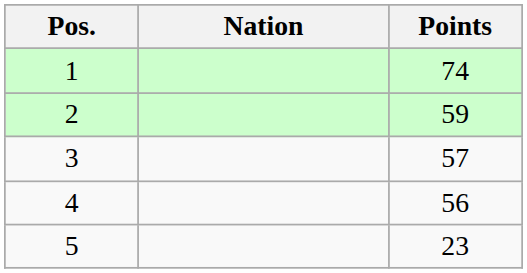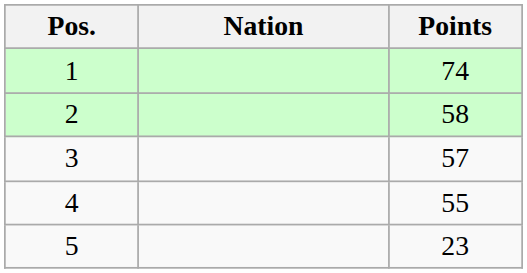(455, 114) 59 -> (455, 114) 58
(455, 202) 56 -> (455, 202) 55
